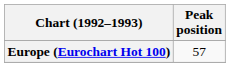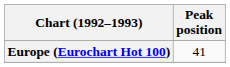(199, 51) 57 -> (199, 51) 41
